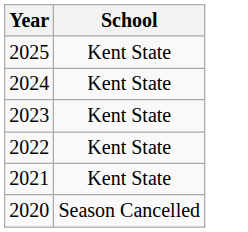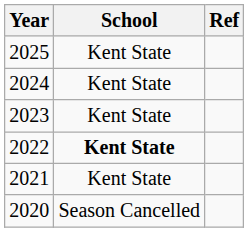+ column: (224, 20)
(129, 147) normal -> (129, 147) bold
